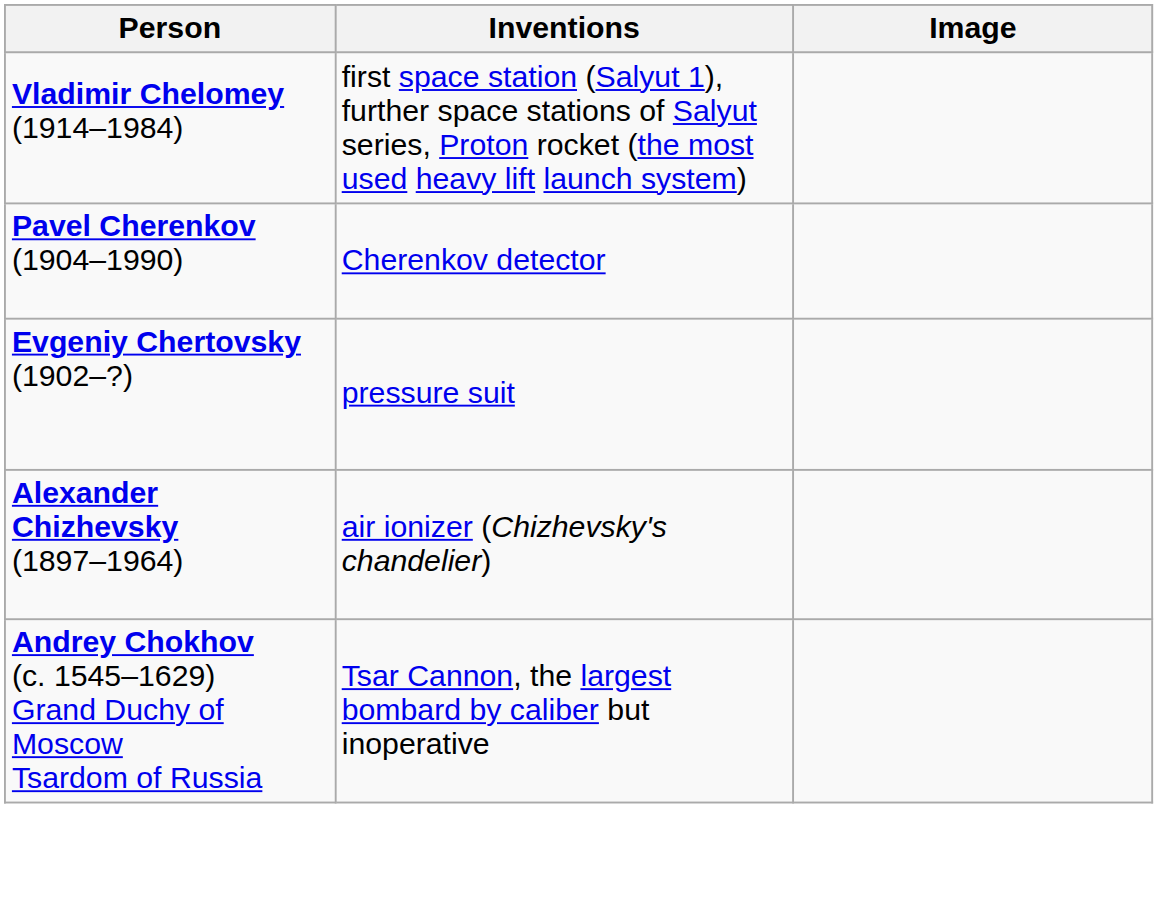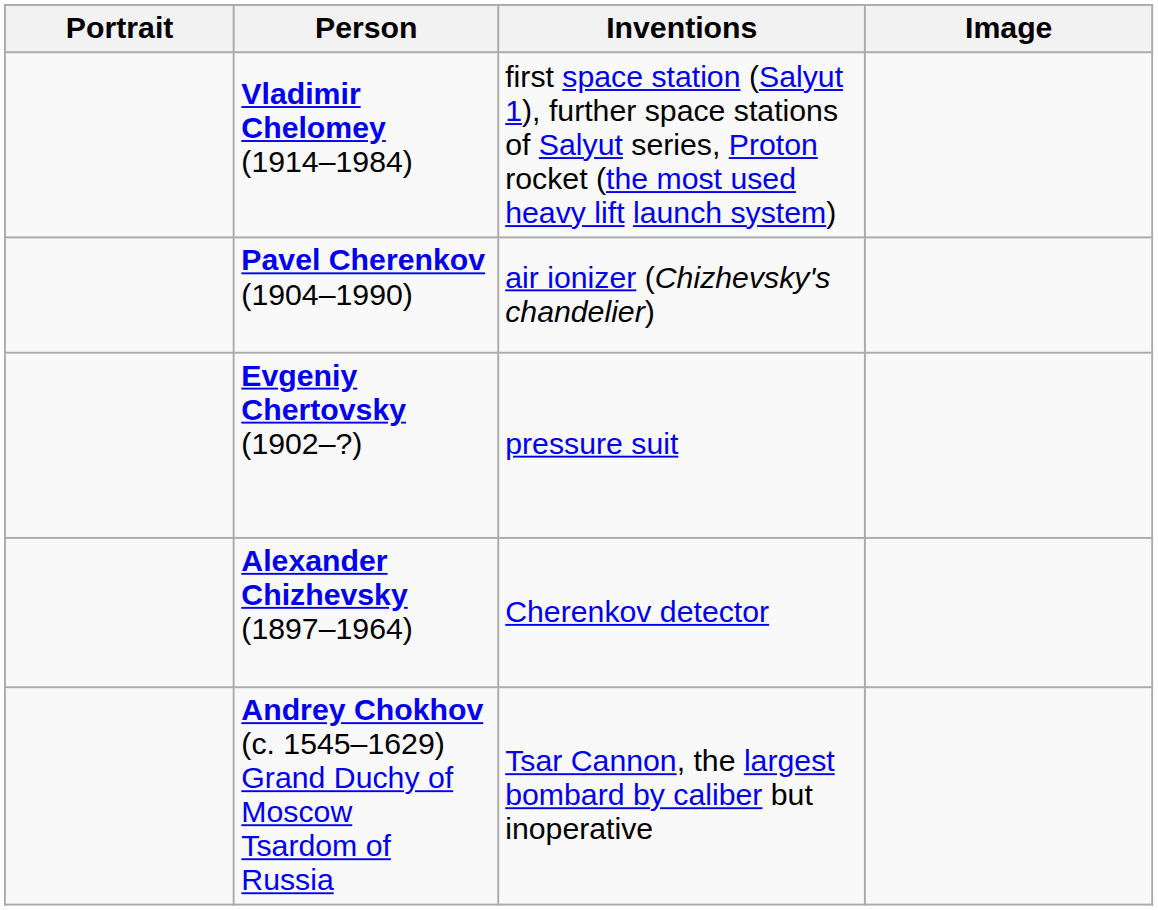+ column: (120, 28)
(474, 260) Cherenkov detector -> (668, 294) air ionizer (Chizhevsky's chandelier)
(504, 543) air ionizer (Chizhevsky's chandelier) -> (637, 611) Cherenkov detector
